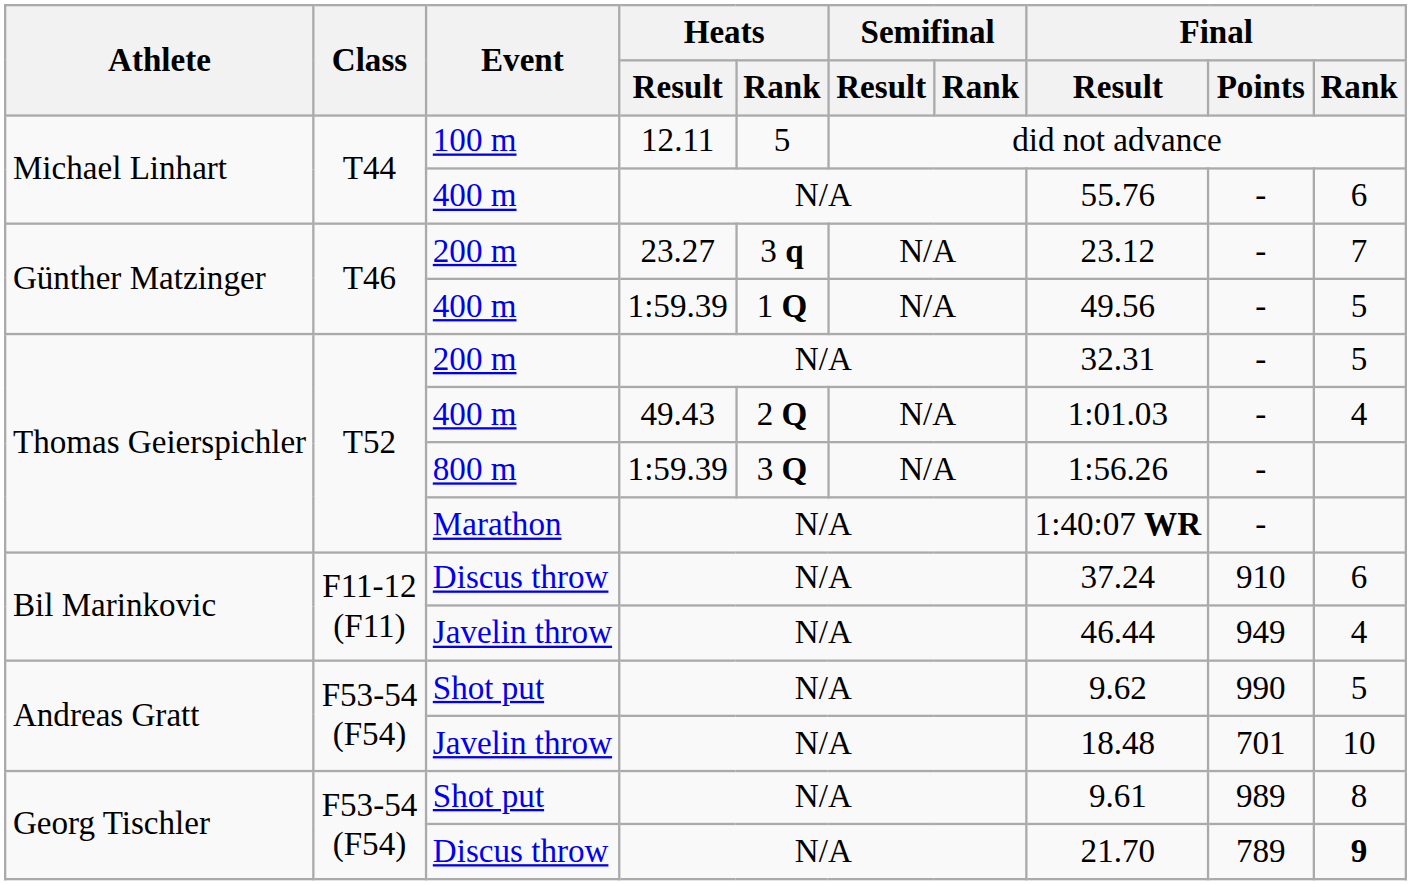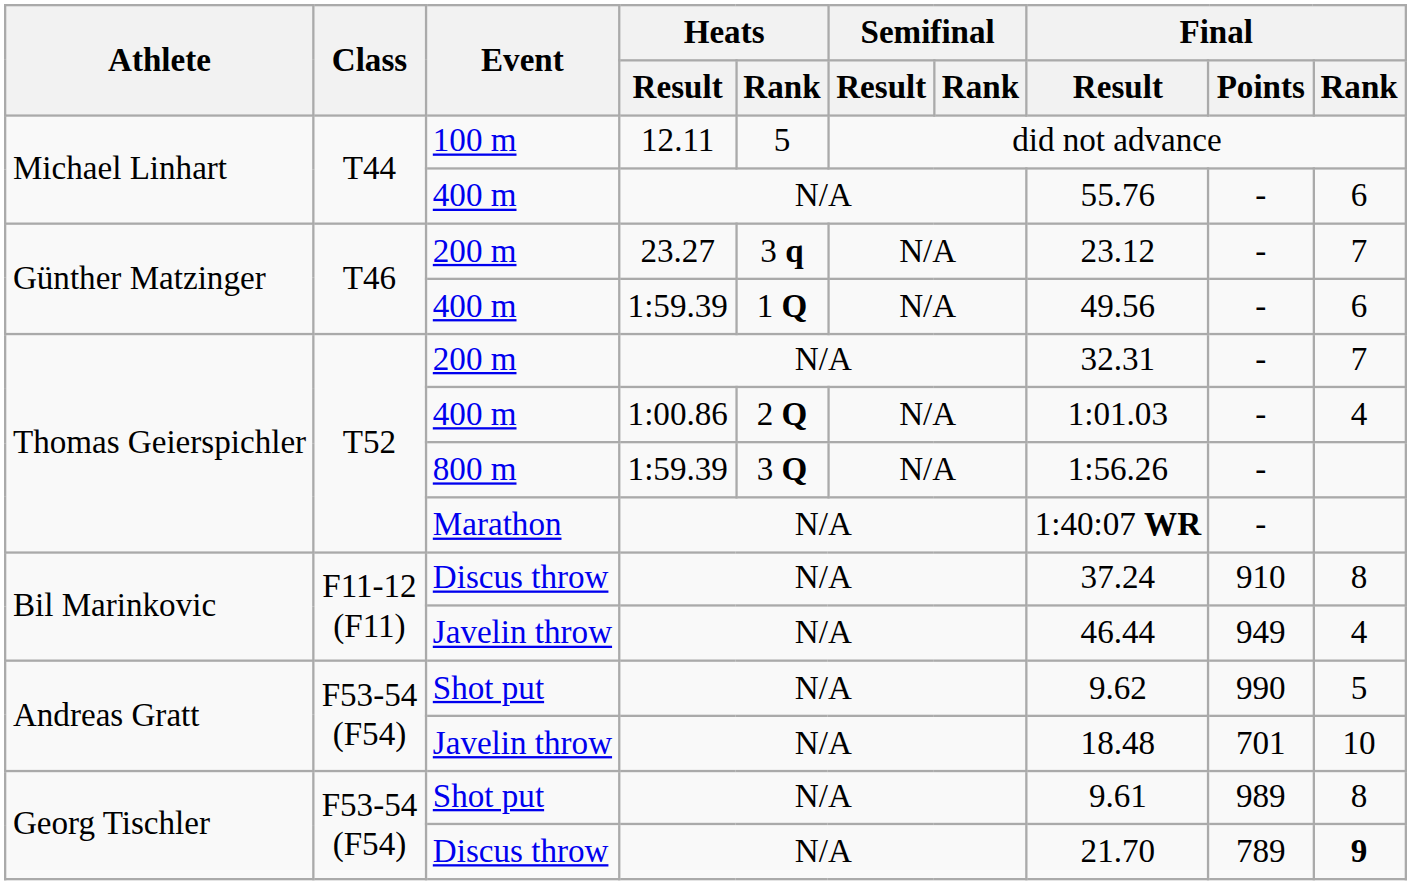(1359, 305) 5 -> (1359, 305) 6
(1359, 359) 5 -> (1359, 359) 7
(678, 414) 49.43 -> (678, 414) 1:00.86
(1359, 578) 6 -> (1359, 578) 8
